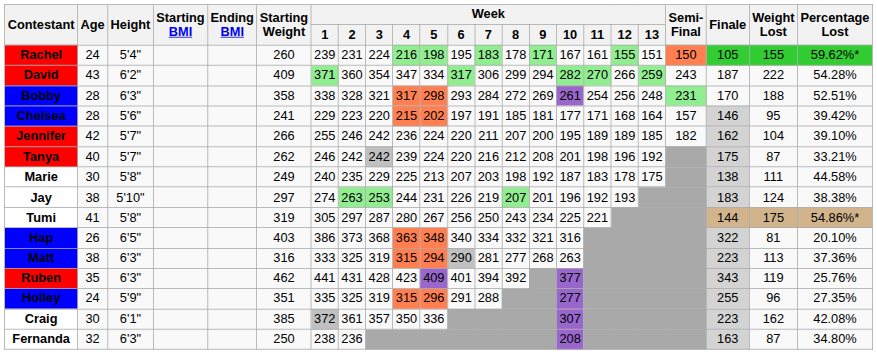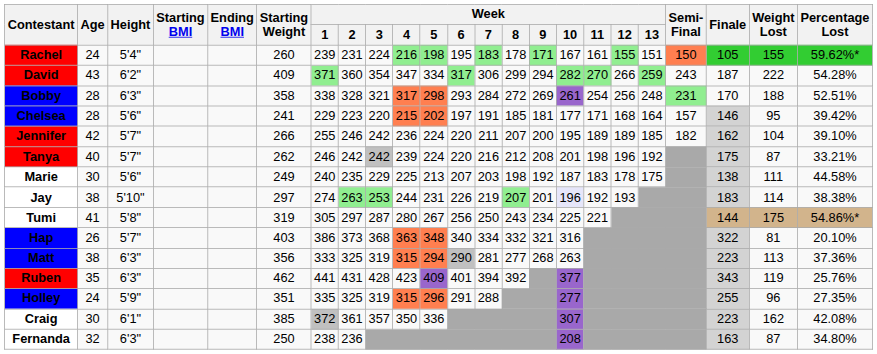(130, 177) 5'8" -> (130, 177) 5'6"
(570, 197) no background -> (570, 197) lavender background
(773, 197) 124 -> (773, 197) 114
(130, 237) 6'5" -> (130, 237) 5'7"
(284, 258) 316 -> (284, 258) 356
